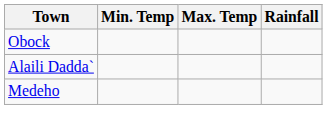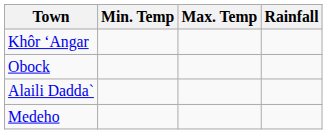+ row: (48, 41)
